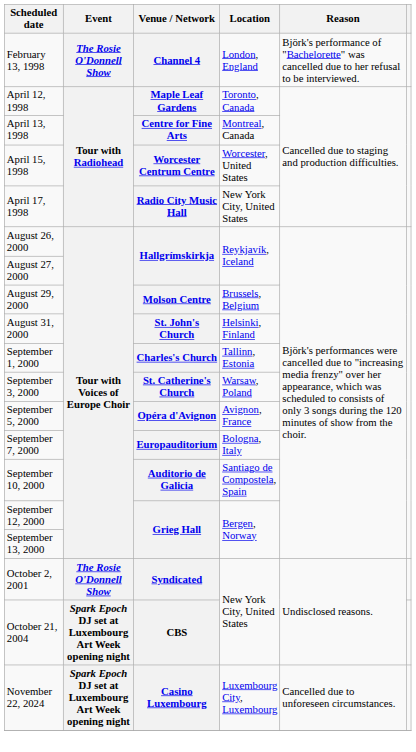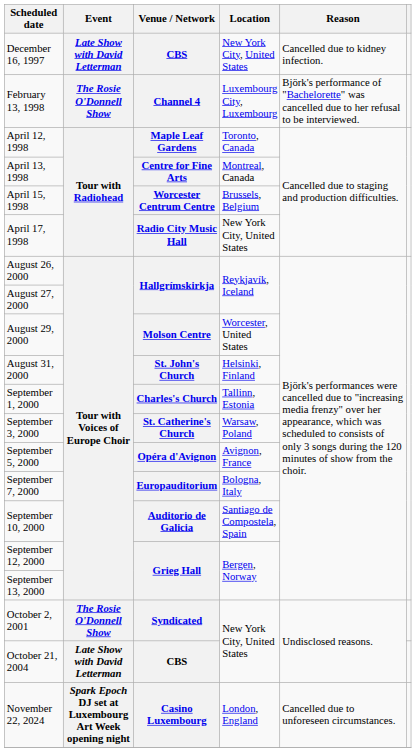+ row: (29, 54)
(240, 60) London, England -> (250, 101) Luxembourg City, Luxembourg
(245, 165) Worcester, United States -> (242, 200) Brussels, Belgium
(242, 299) Brussels, Belgium -> (245, 334) Worcester, United States
(98, 632) Spark Epoch DJ set at Luxembourg Art Week opening night -> (98, 661) Late Show with David Letterman
(250, 697) Luxembourg City, Luxembourg -> (240, 714) London, England
